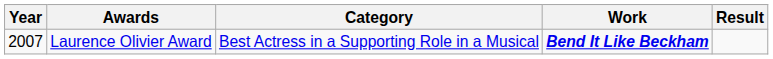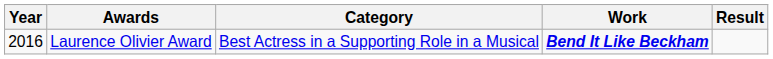(26, 42) 2007 -> (26, 42) 2016
